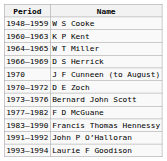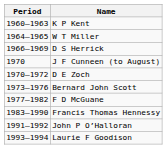- row: (73, 23)
